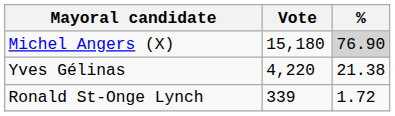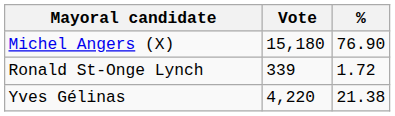(361, 44) lightgrey background -> (361, 44) no background
rows swapped: (67, 71) <-> (106, 97)
